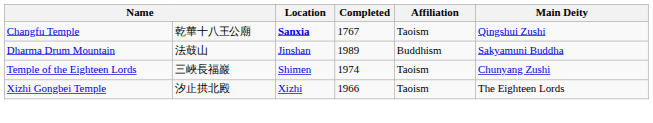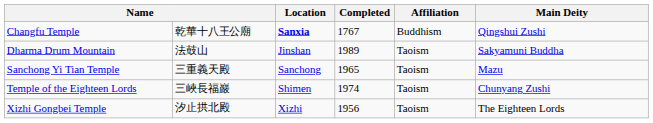(413, 31) Taoism -> (419, 31) Buddhism
(419, 50) Buddhism -> (413, 50) Taoism
+ row: (63, 69)
(348, 89) 1966 -> (348, 108) 1956
